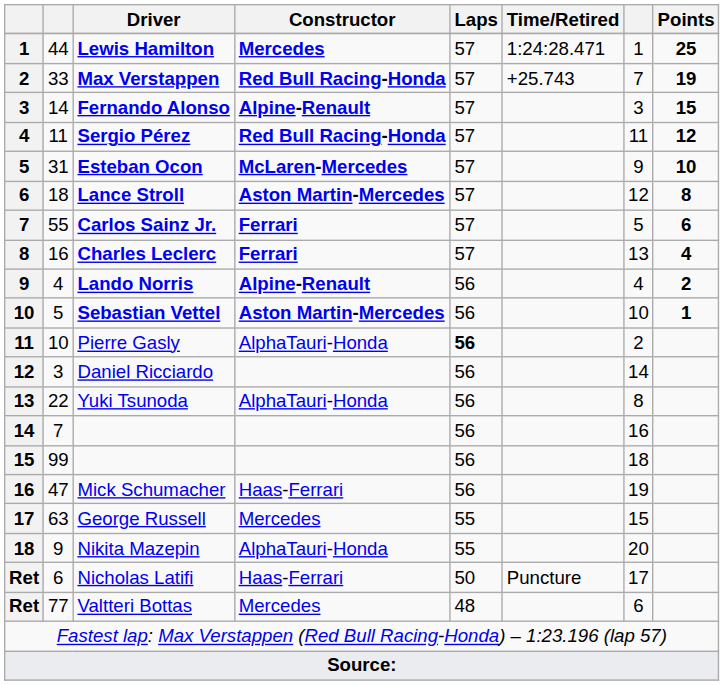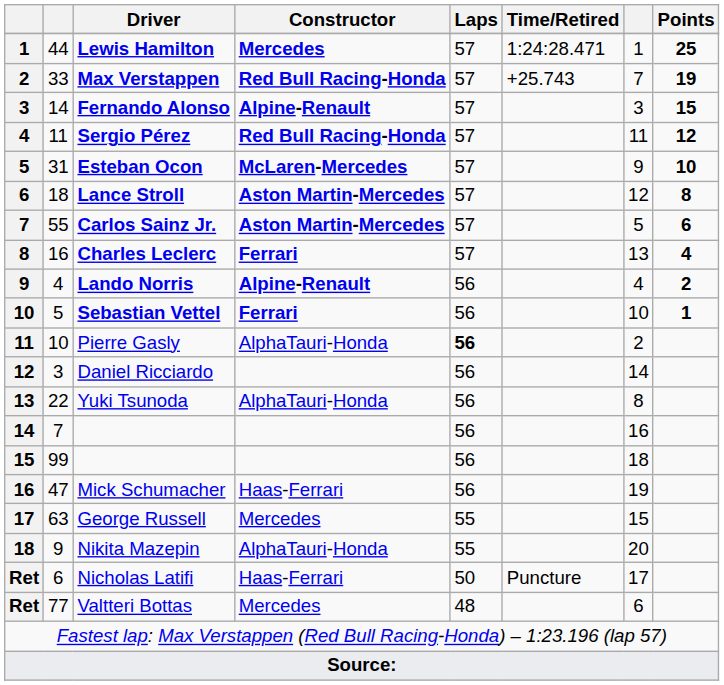(268, 225) Ferrari -> (342, 225) Aston Martin-Mercedes
(342, 313) Aston Martin-Mercedes -> (268, 313) Ferrari
